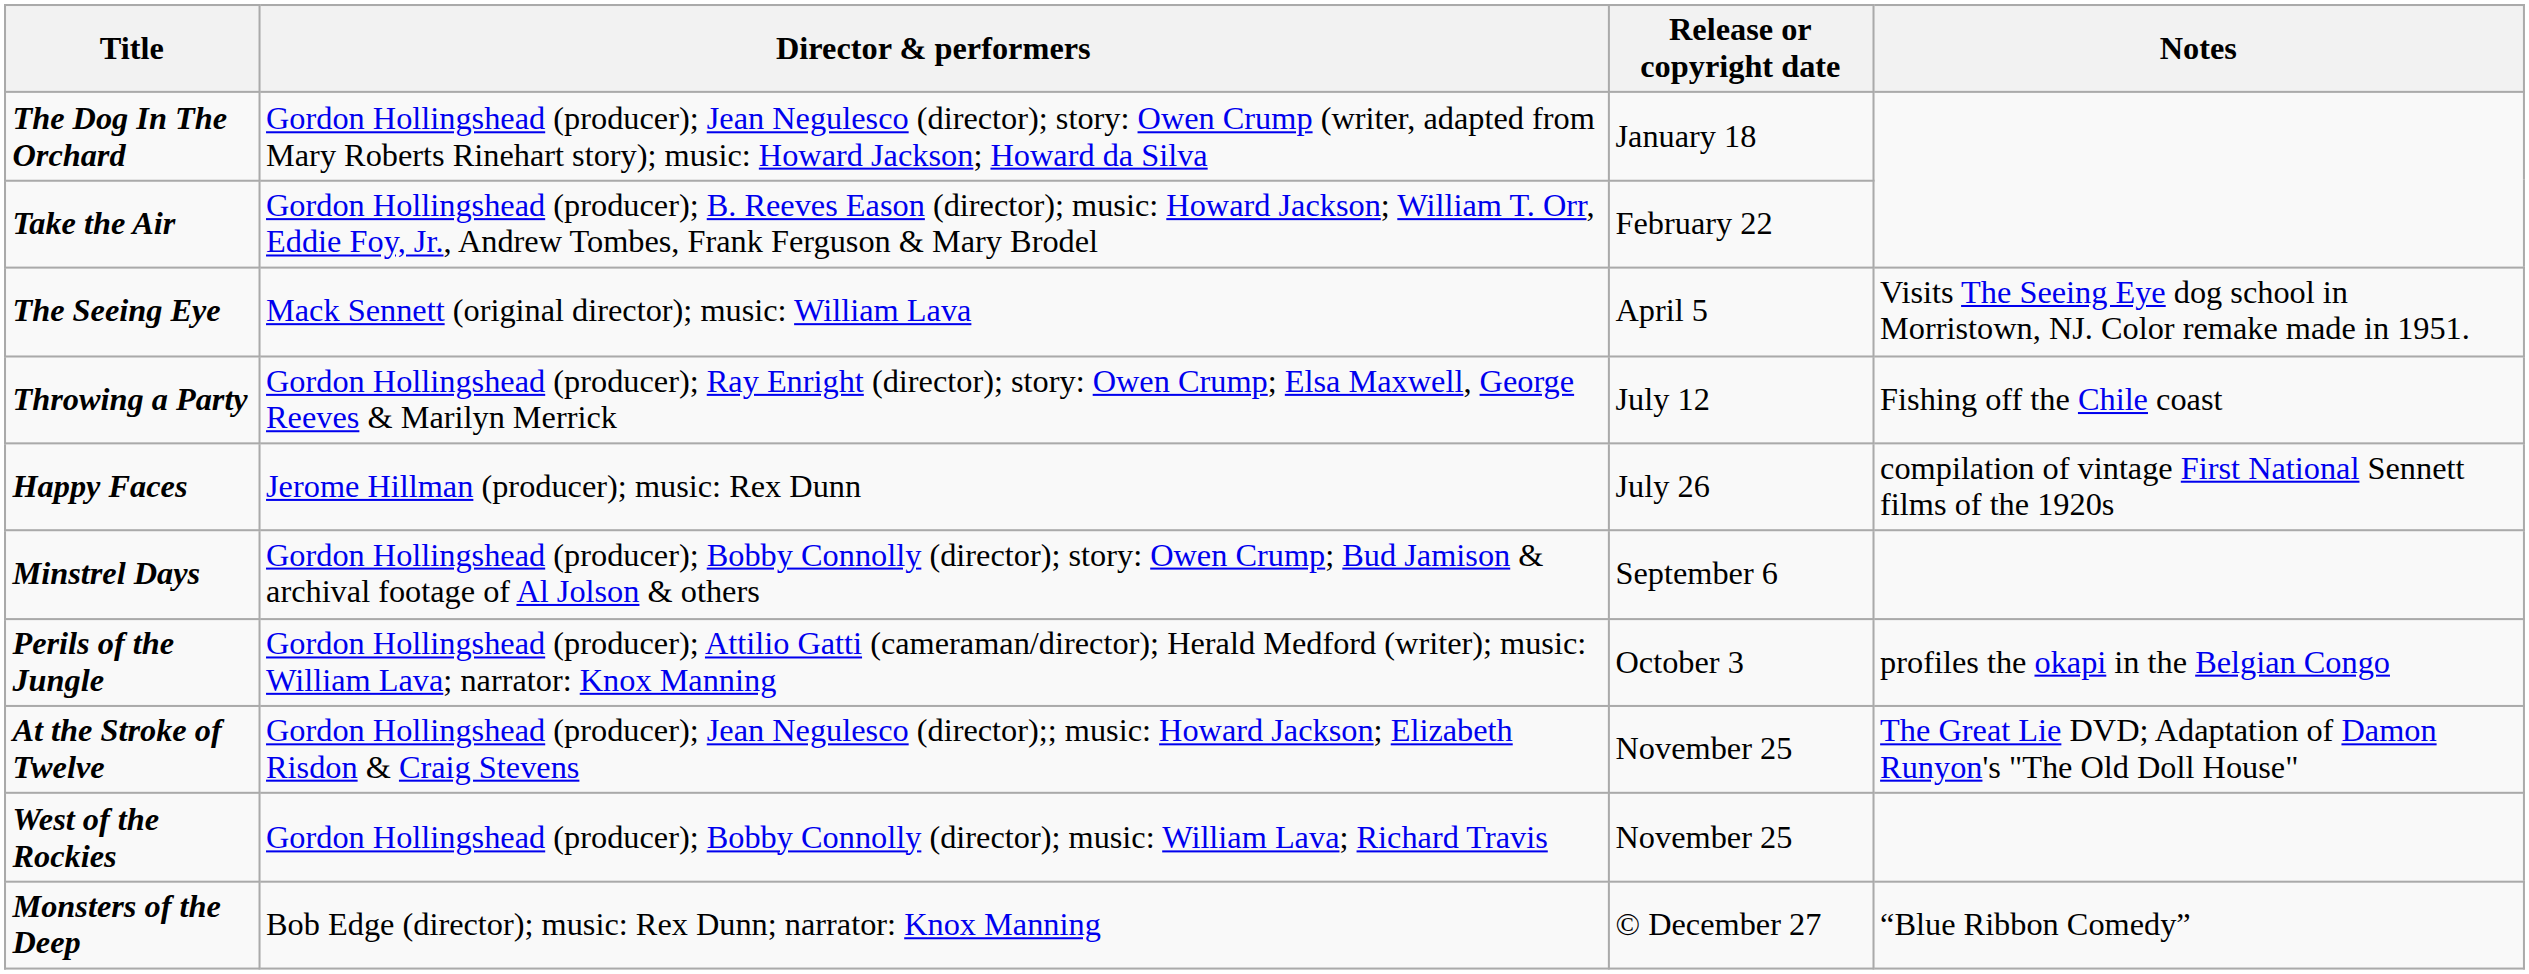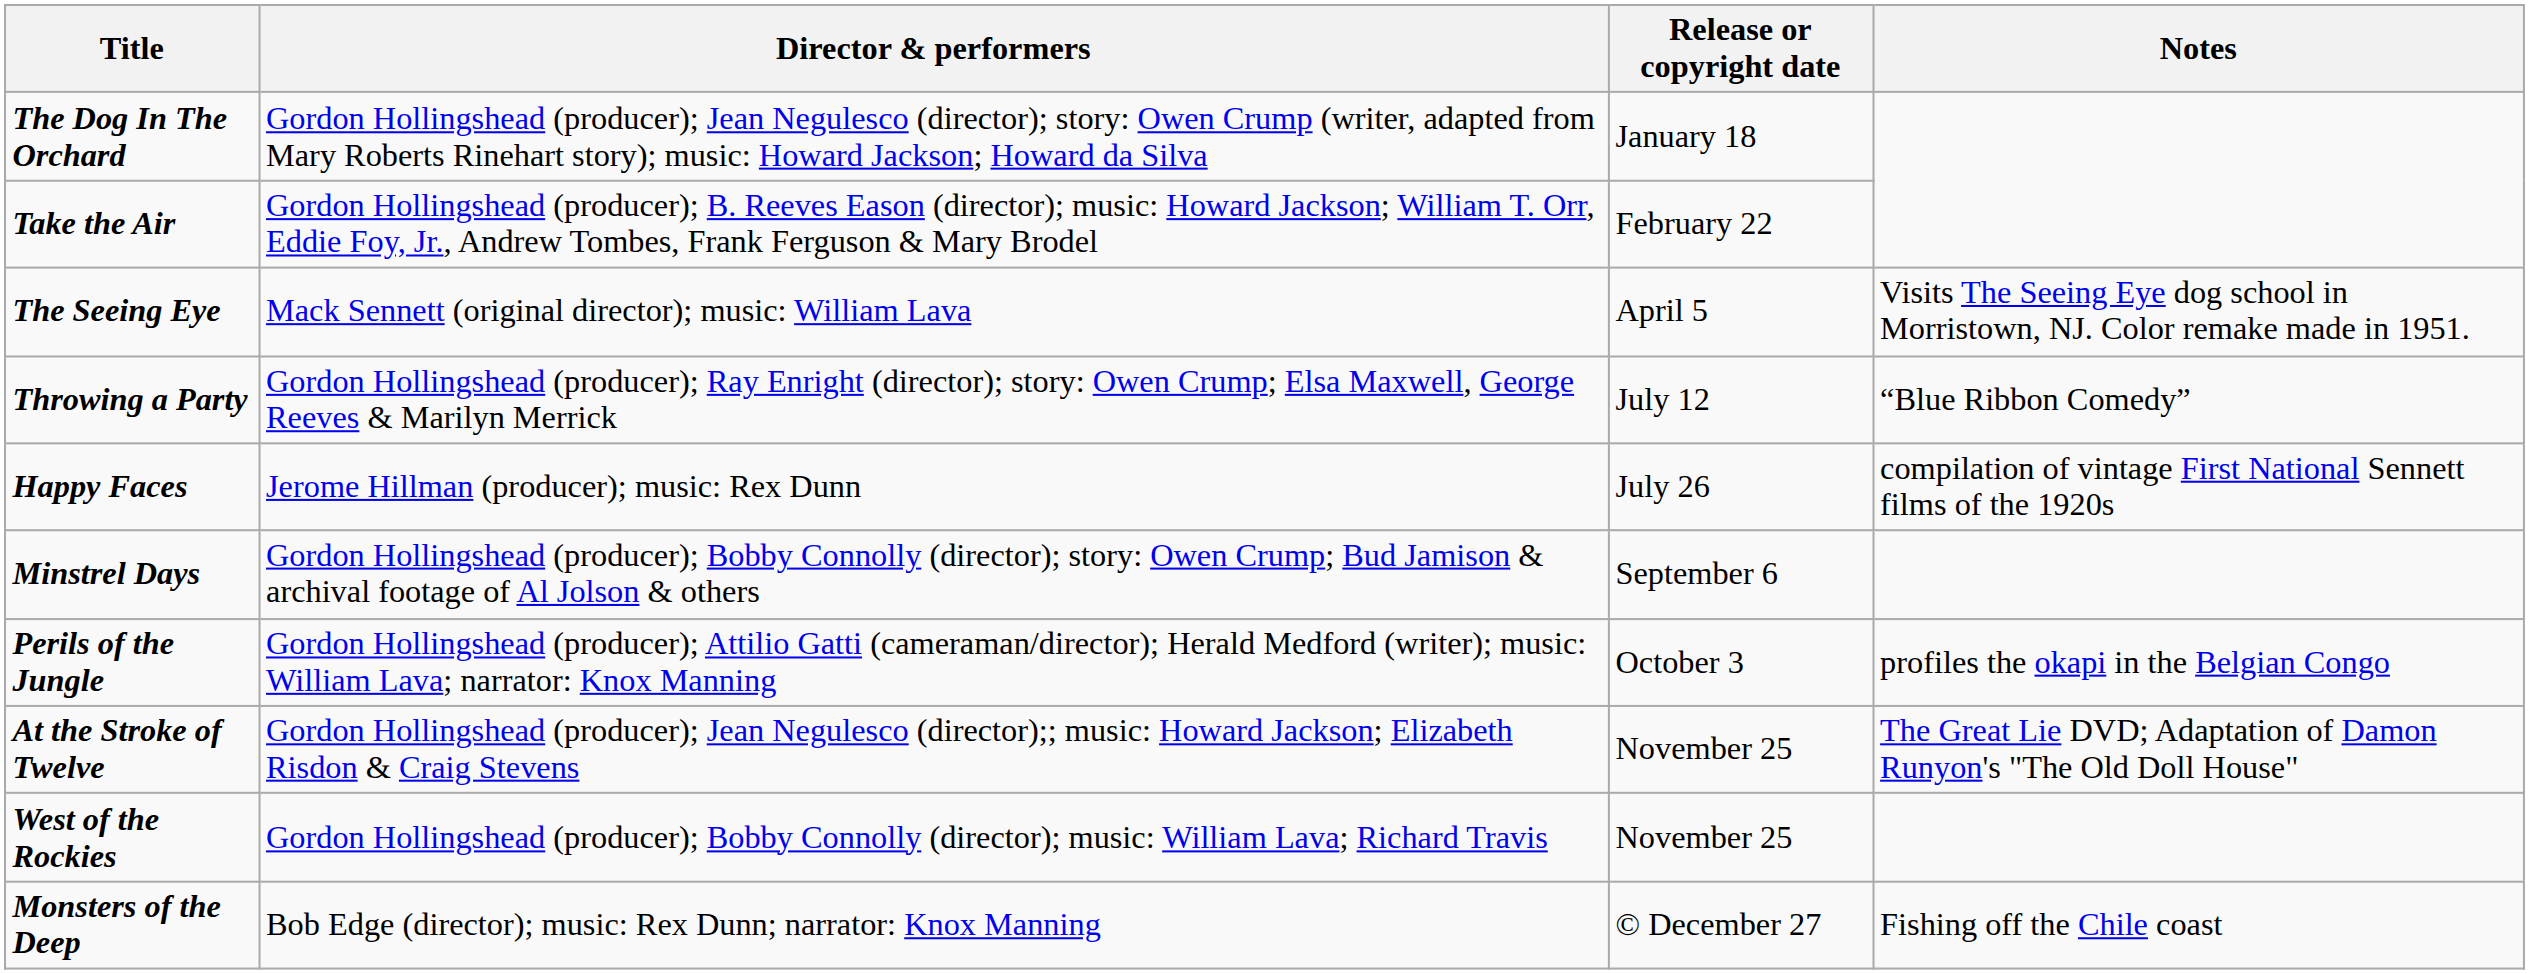(2051, 398) Fishing off the Chile coast -> (2035, 398) “Blue Ribbon Comedy”
(2035, 924) “Blue Ribbon Comedy” -> (2051, 924) Fishing off the Chile coast
